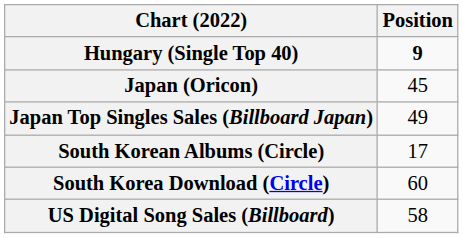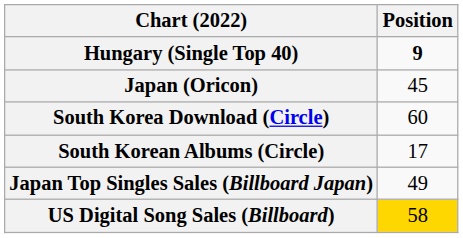rows swapped: (191, 118) <-> (191, 183)
(418, 215) no background -> (418, 215) gold background
